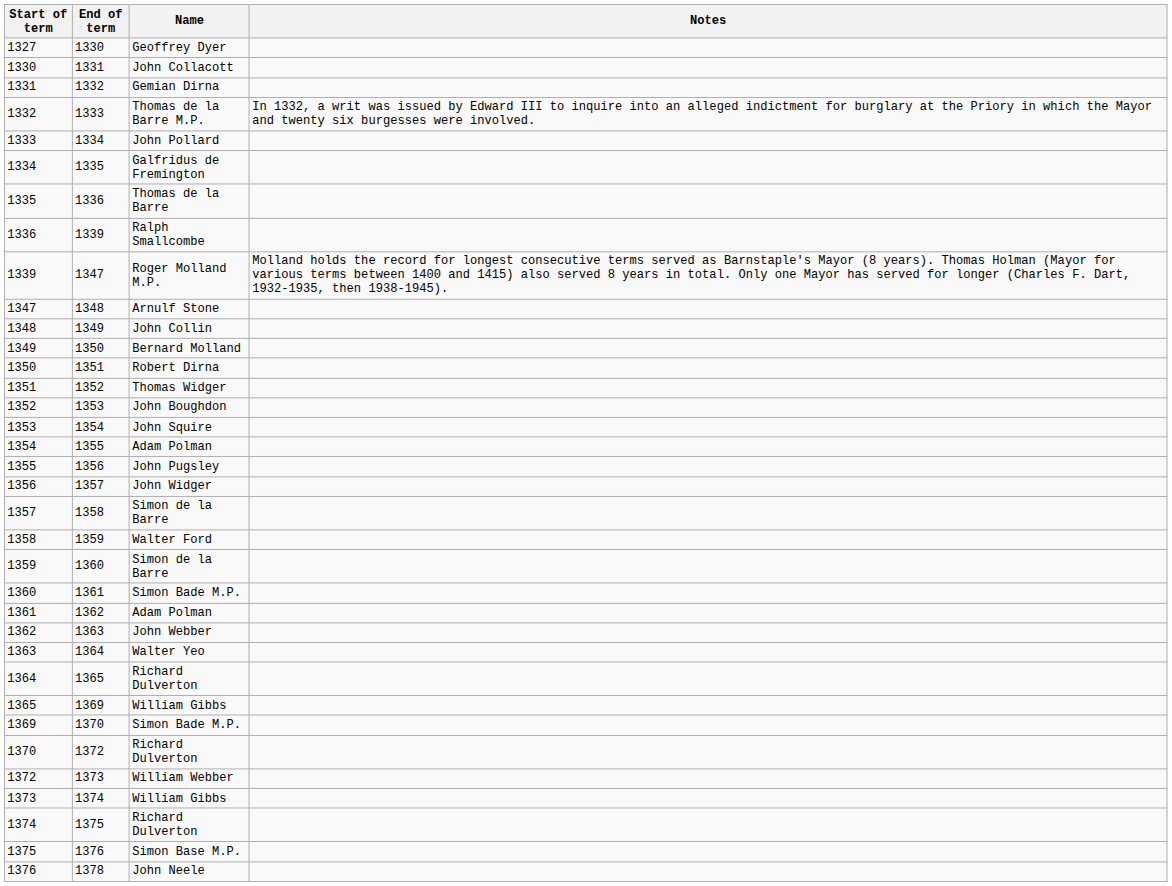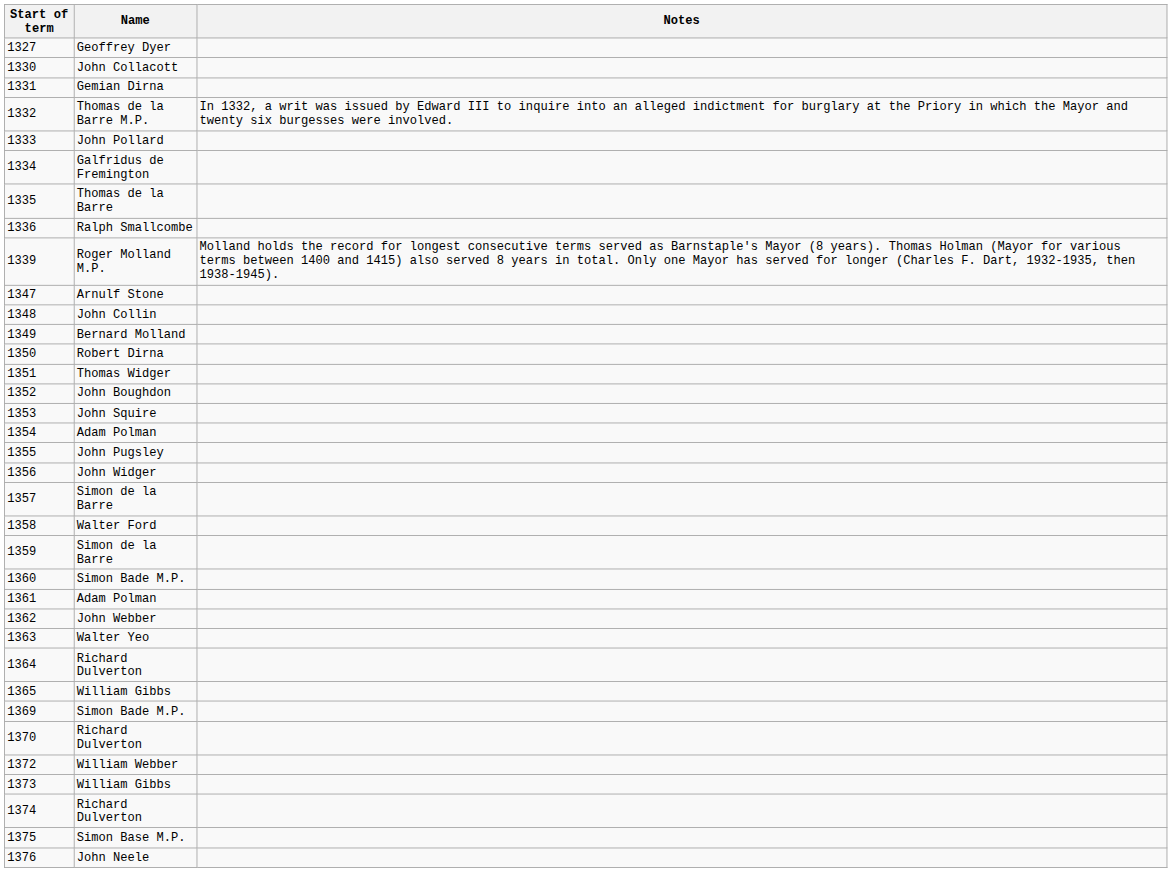- column: (101, 21)
